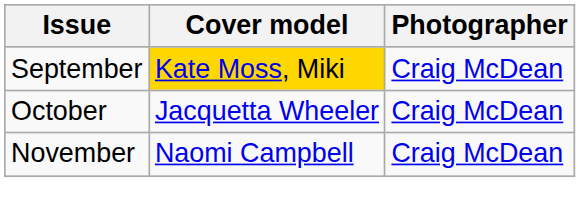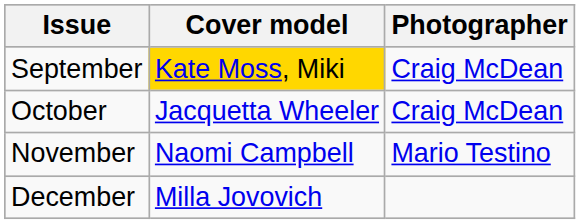(477, 153) Craig McDean -> (471, 153) Mario Testino
+ row: (73, 196)
